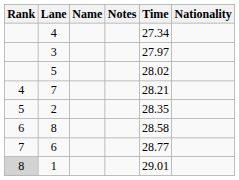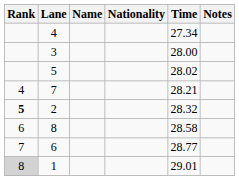columns swapped: (203, 14) <-> (122, 14)
(155, 52) 27.97 -> (184, 52) 28.00
(21, 109) normal -> (21, 109) bold
(155, 109) 28.35 -> (184, 109) 28.32
